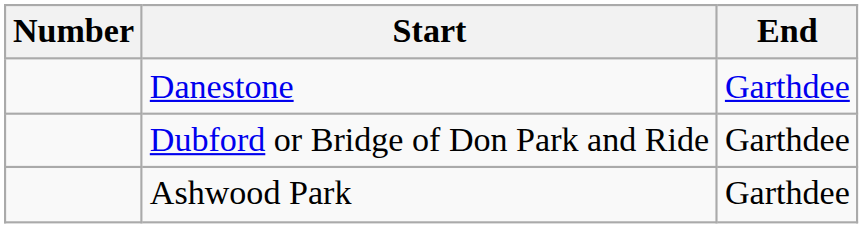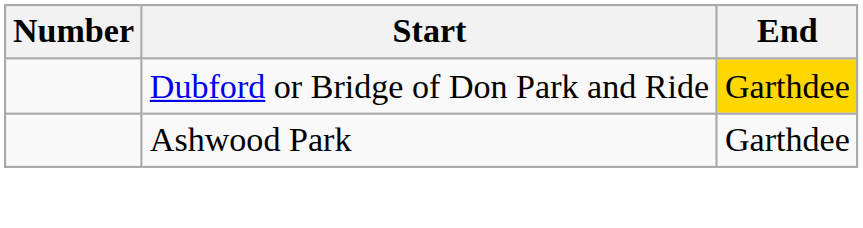- row: (222, 85)
(787, 139) no background -> (787, 85) gold background
